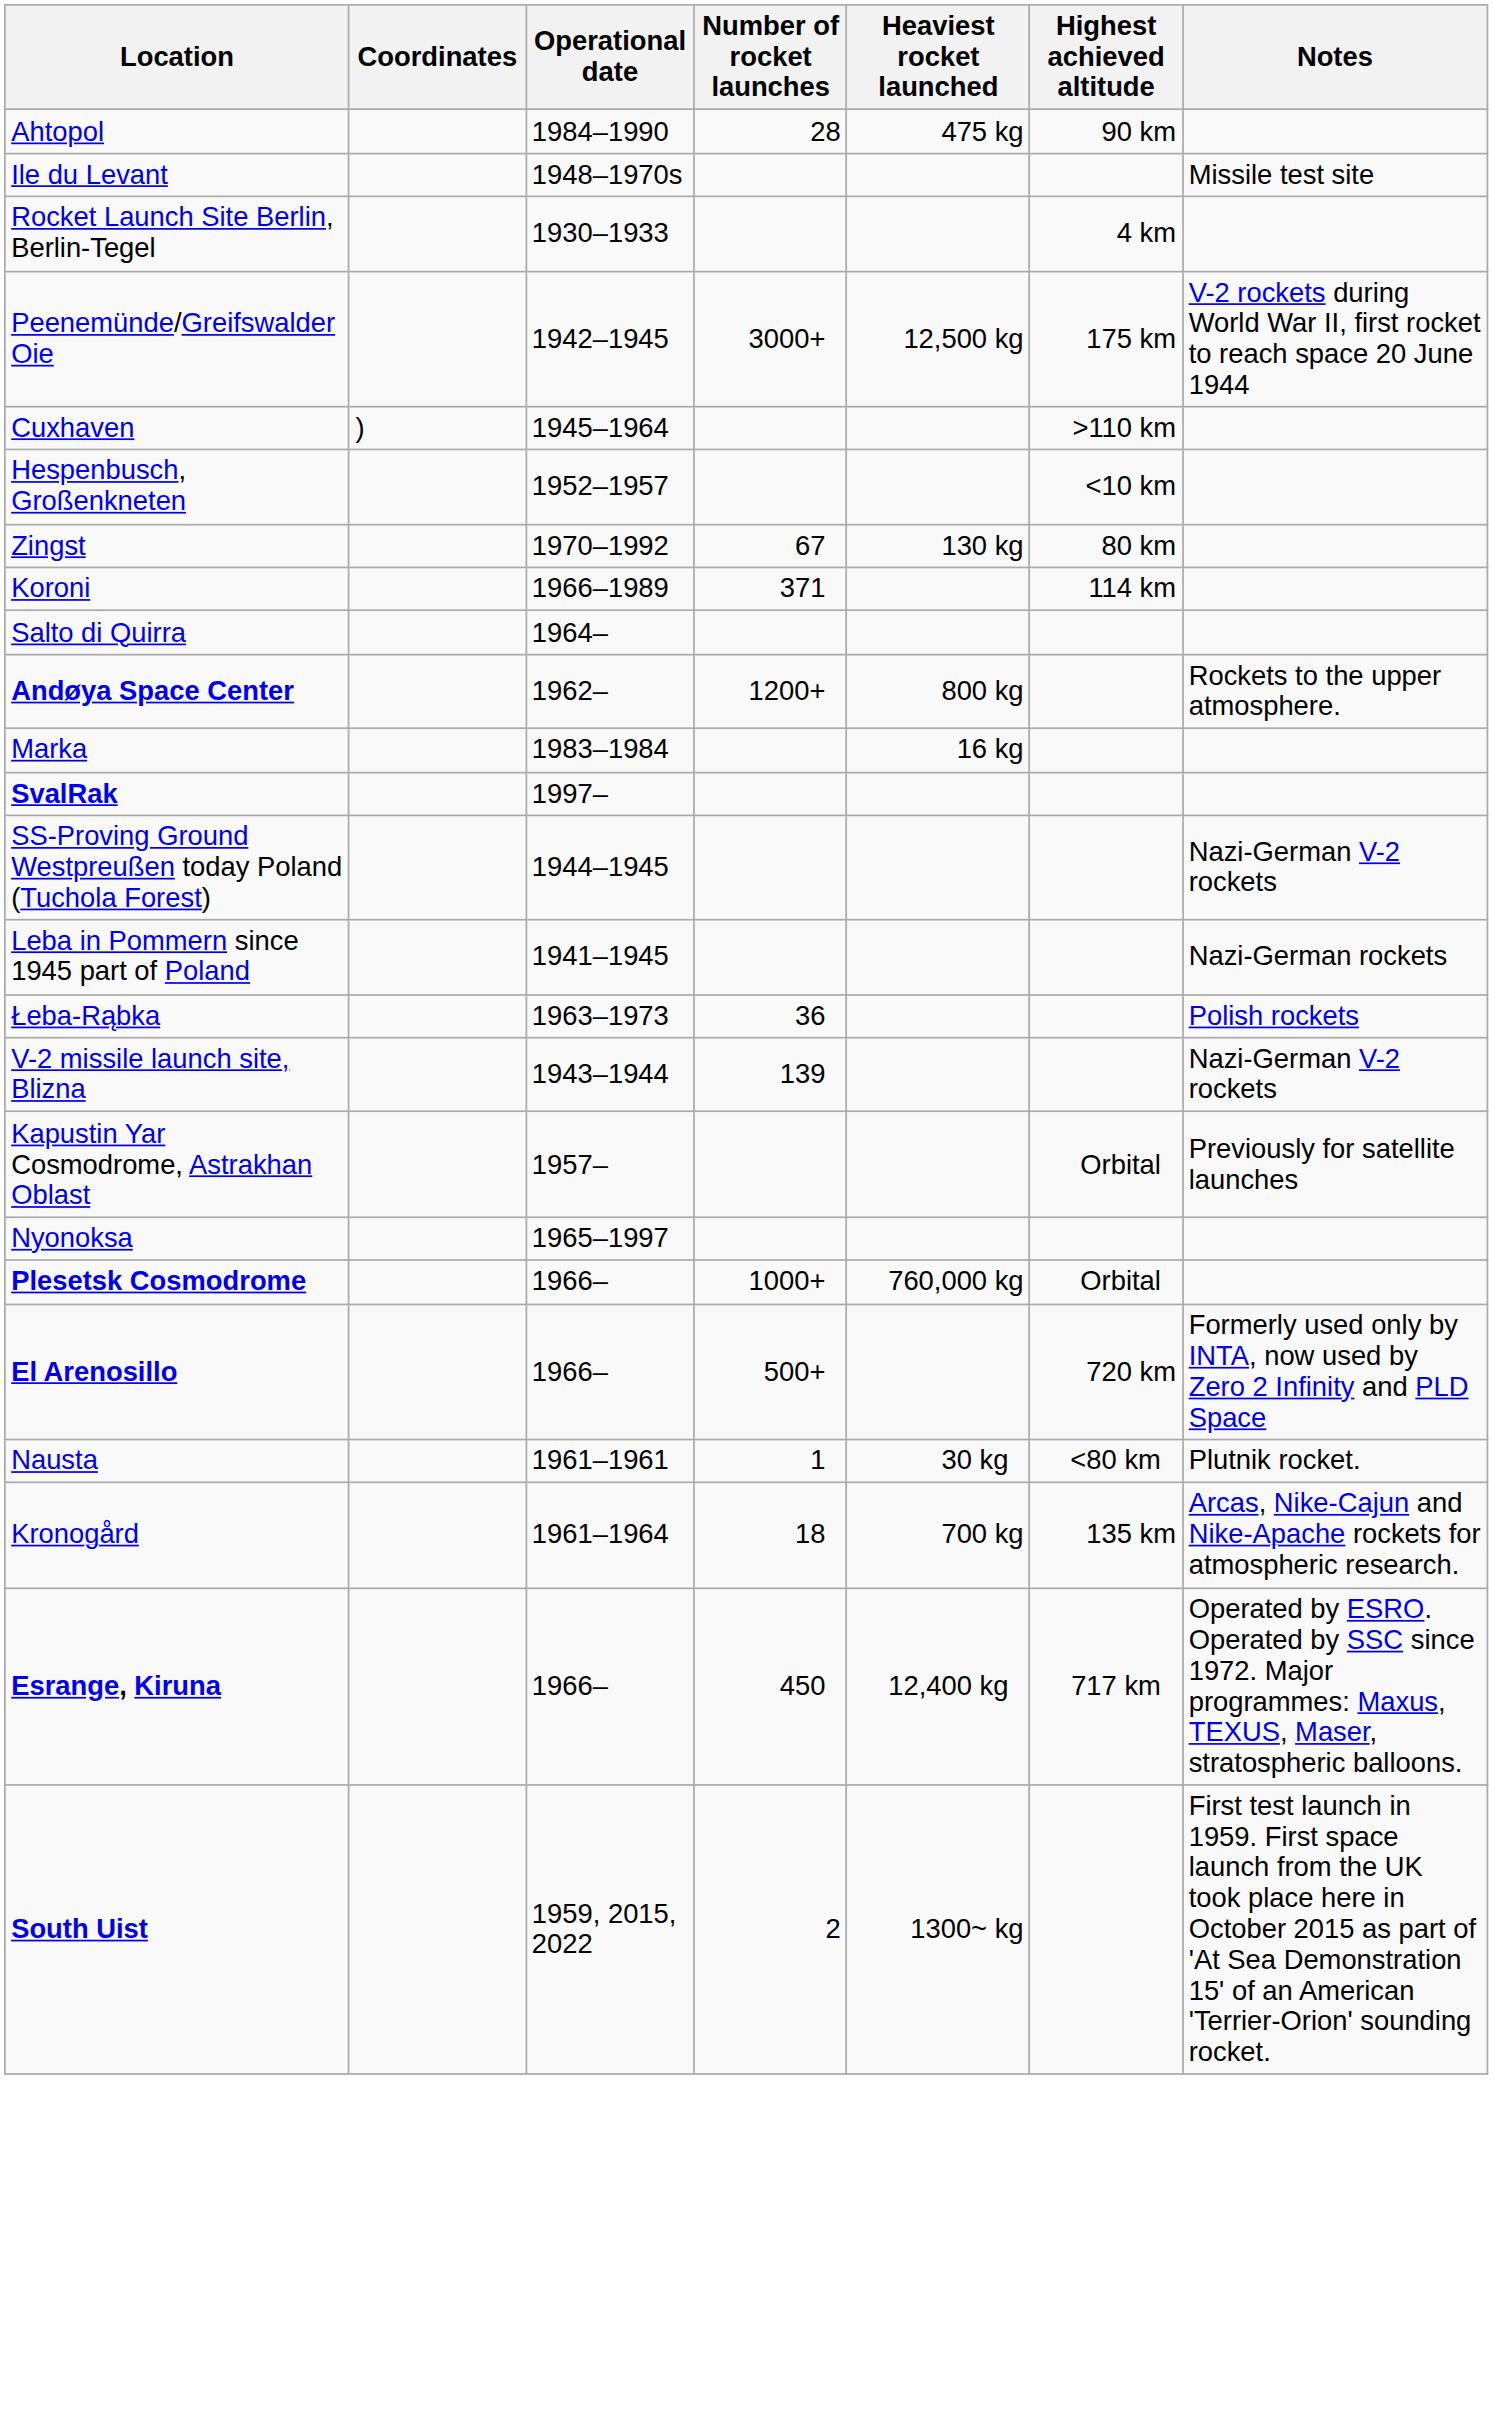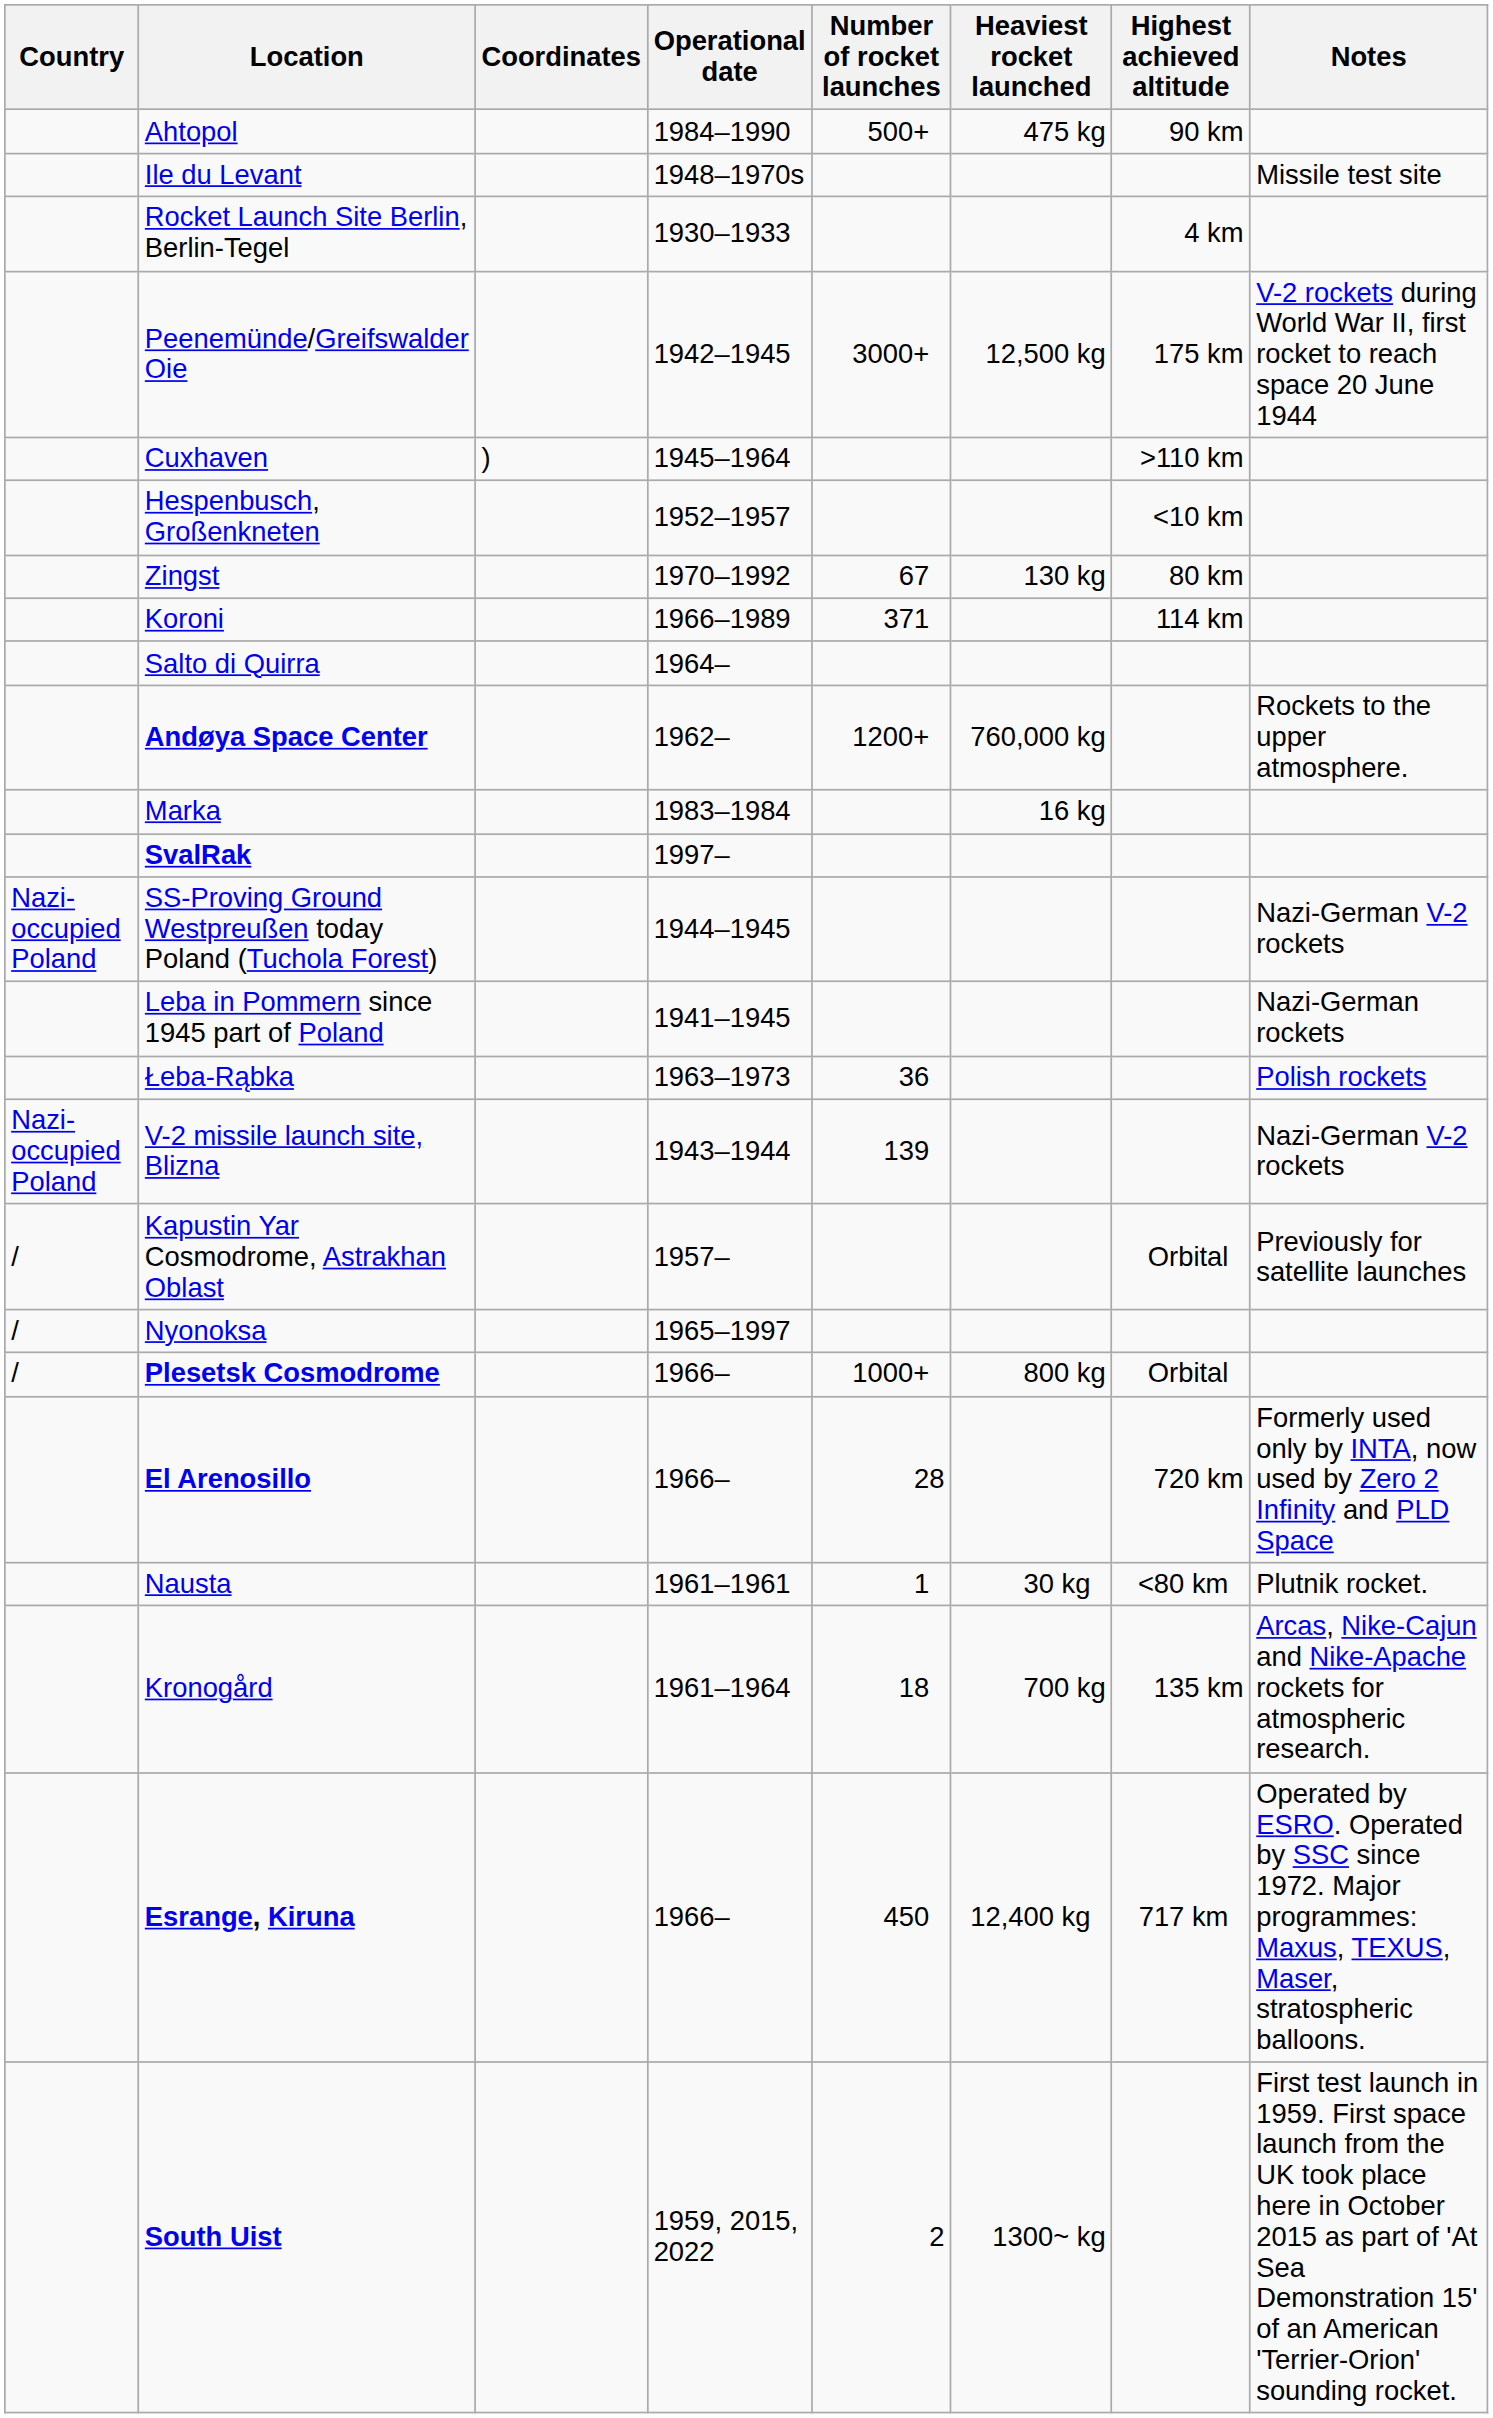+ column: (72, 56)
(825, 131) 28 -> (906, 131) 500+
(983, 690) 800 kg -> (1038, 737) 760,000 kg
(956, 1281) 760,000 kg -> (1065, 1373) 800 kg
(802, 1371) 500+ -> (929, 1478) 28
